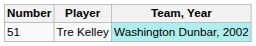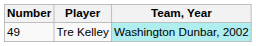(14, 32) 51 -> (14, 32) 49
